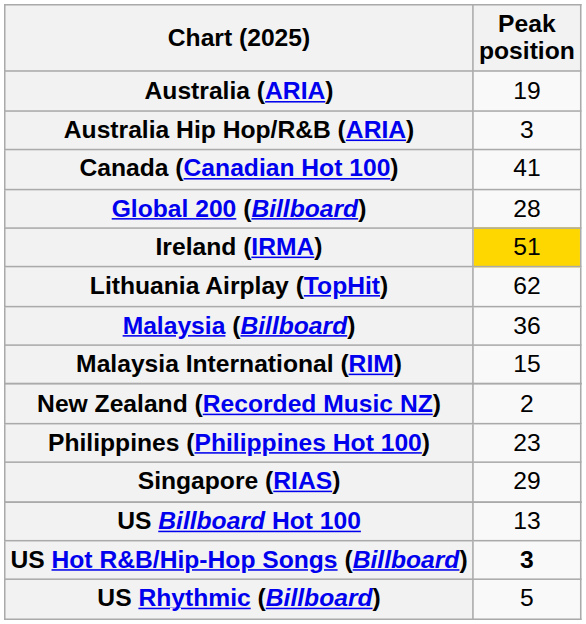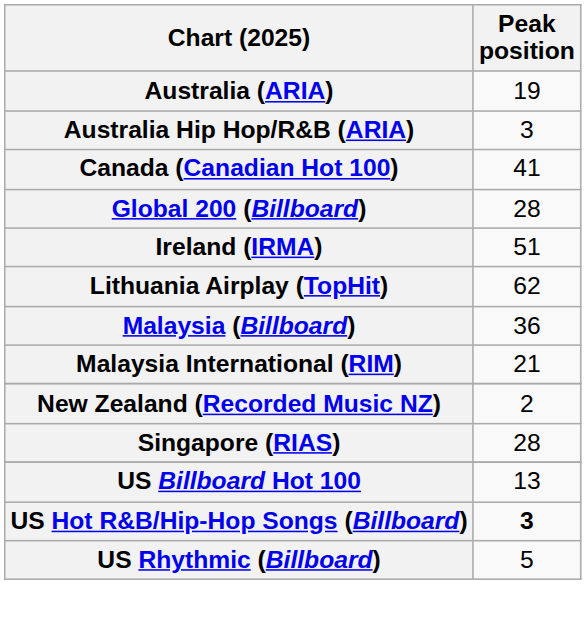(527, 247) gold background -> (527, 247) no background
(527, 364) 15 -> (527, 364) 21
- row: (239, 442)
(527, 481) 29 -> (527, 442) 28
